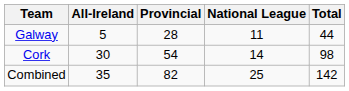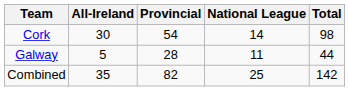rows swapped: (37, 55) <-> (37, 34)
